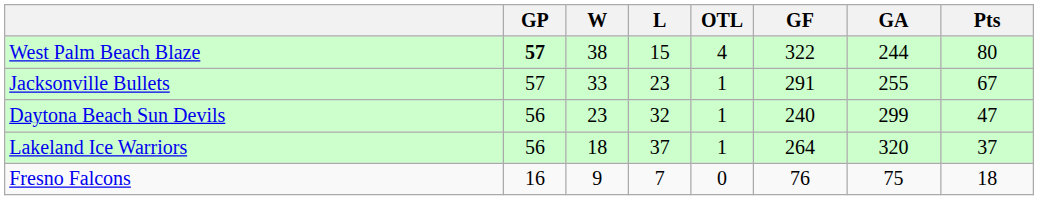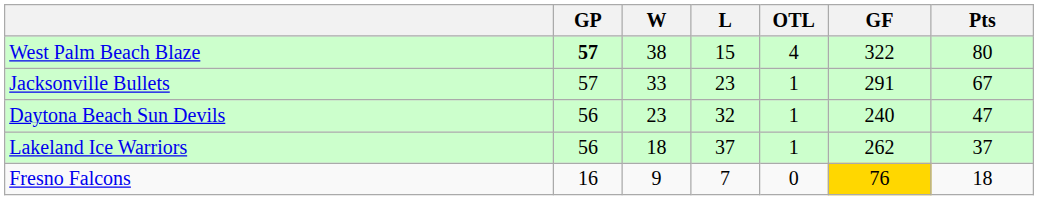- column: (894, 20)
(800, 147) 264 -> (879, 147) 262
(800, 178) no background -> (879, 178) gold background
